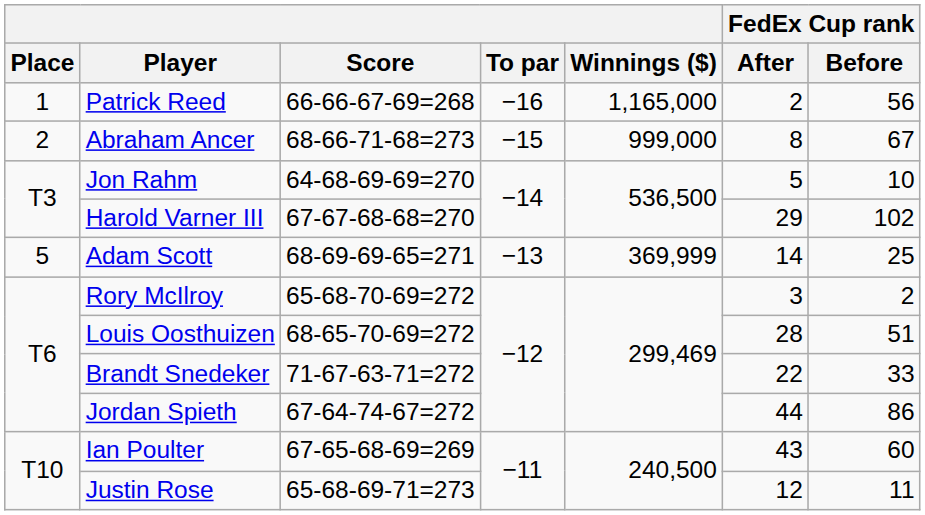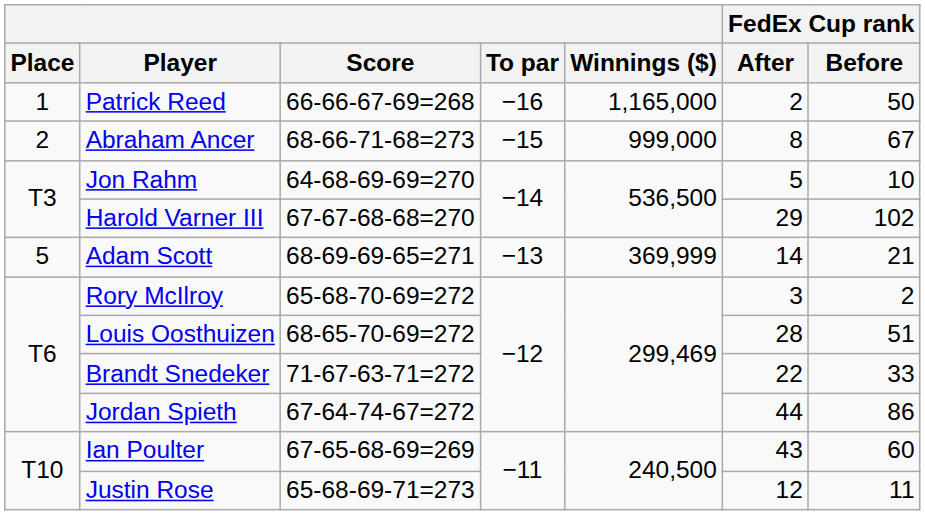(901, 101) 56 -> (901, 101) 50
(901, 256) 25 -> (901, 256) 21
